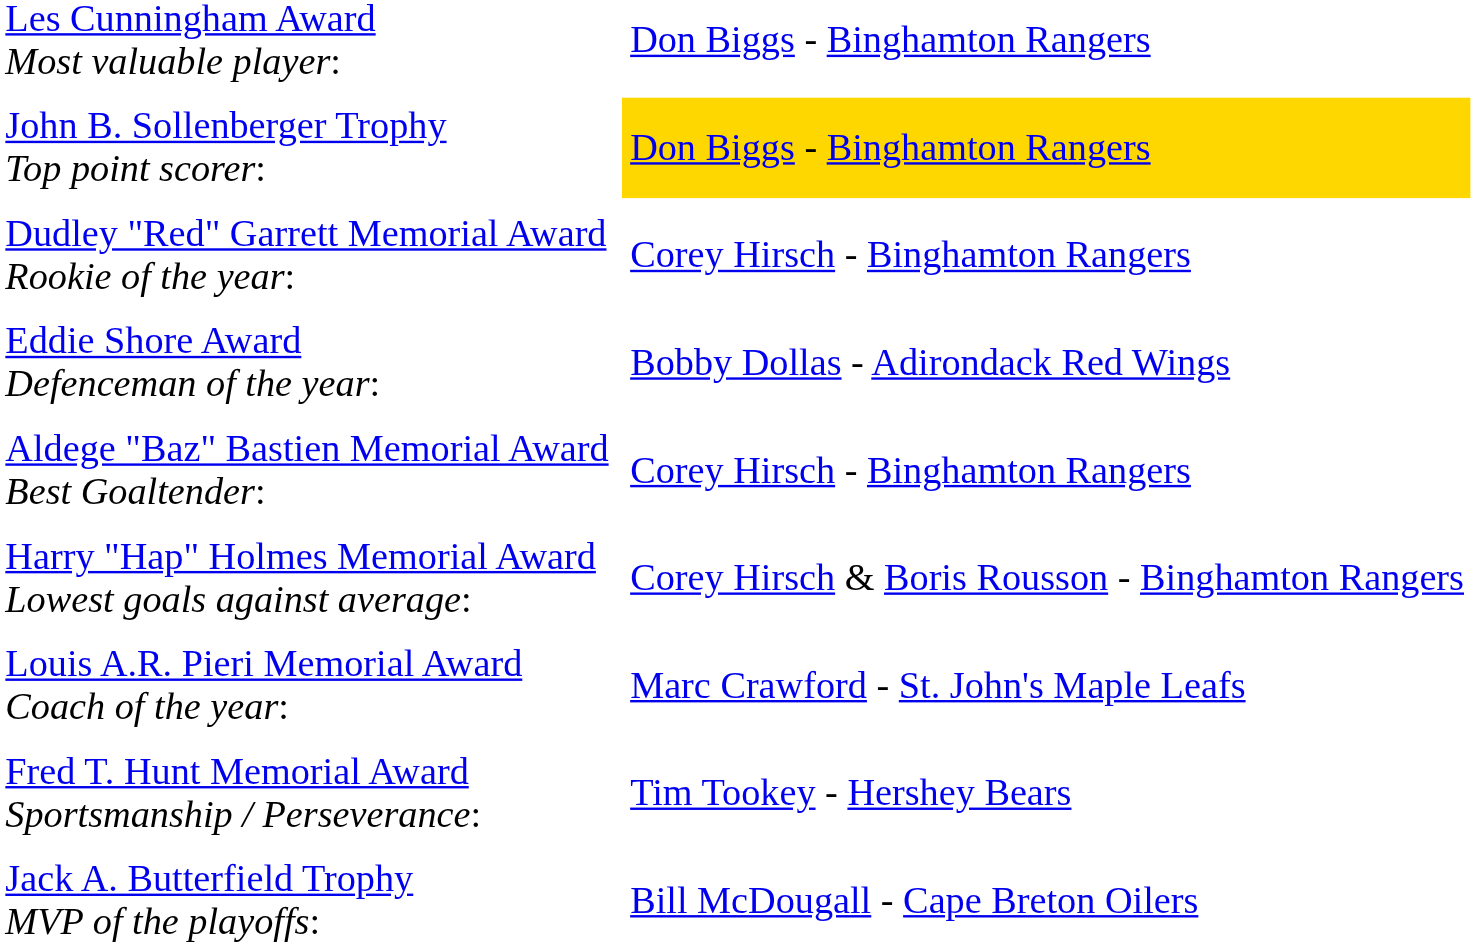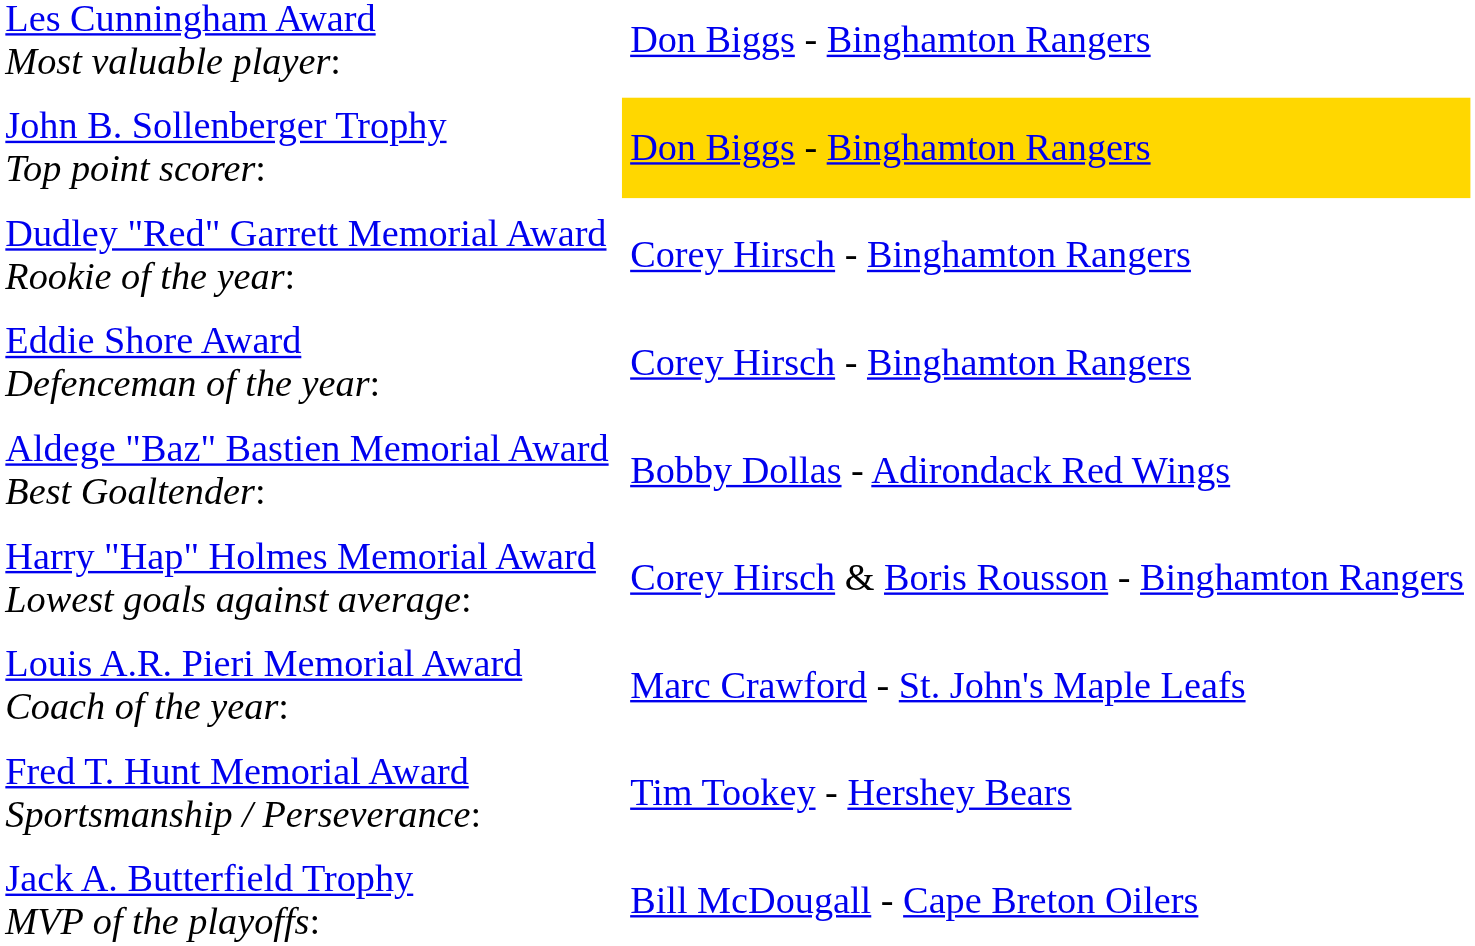(930, 362) Bobby Dollas - Adirondack Red Wings -> (911, 362) Corey Hirsch - Binghamton Rangers
(911, 469) Corey Hirsch - Binghamton Rangers -> (930, 469) Bobby Dollas - Adirondack Red Wings
